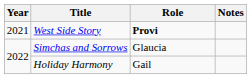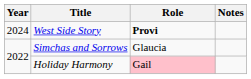(18, 30) 2021 -> (18, 30) 2024
(142, 64) no background -> (142, 64) pink background
